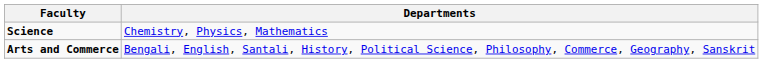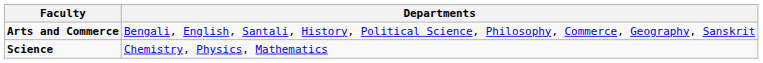rows swapped: (30, 31) <-> (63, 49)
